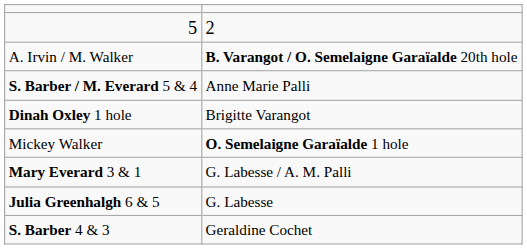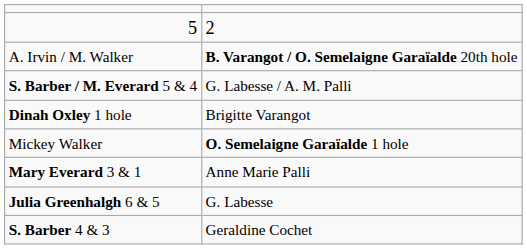(258, 86) Anne Marie Palli -> (279, 86) G. Labesse / A. M. Palli
(279, 173) G. Labesse / A. M. Palli -> (258, 173) Anne Marie Palli
